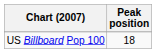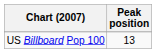(129, 40) 18 -> (129, 40) 13
